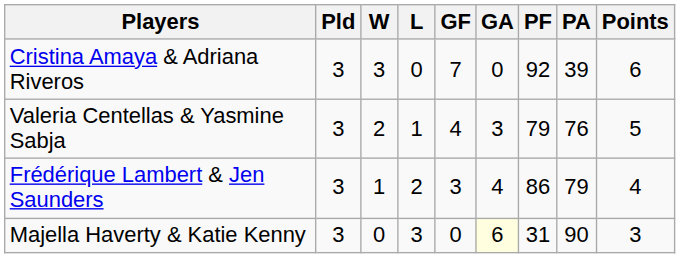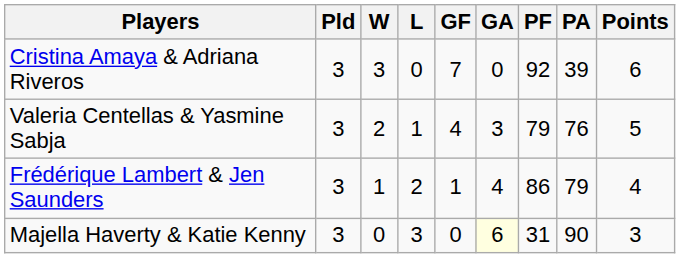(456, 187) 3 -> (456, 187) 1
